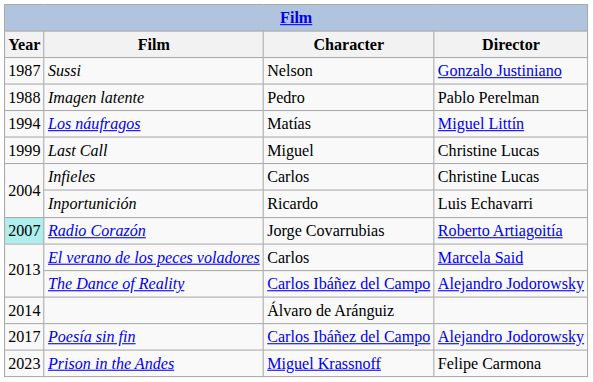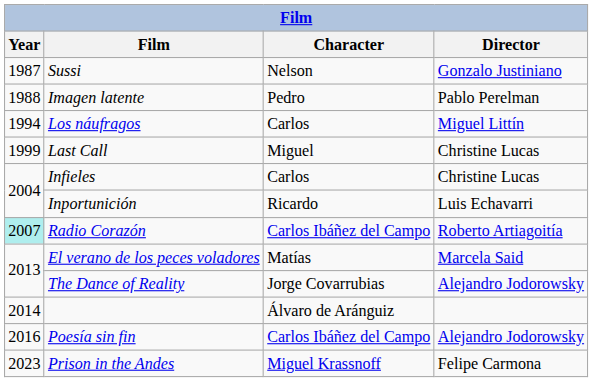(289, 124) Matías -> (288, 124) Carlos
(326, 230) Jorge Covarrubias -> (349, 230) Carlos Ibáñez del Campo
(288, 257) Carlos -> (289, 257) Matías
(349, 283) Carlos Ibáñez del Campo -> (326, 283) Jorge Covarrubias
(24, 336) 2017 -> (24, 336) 2016
